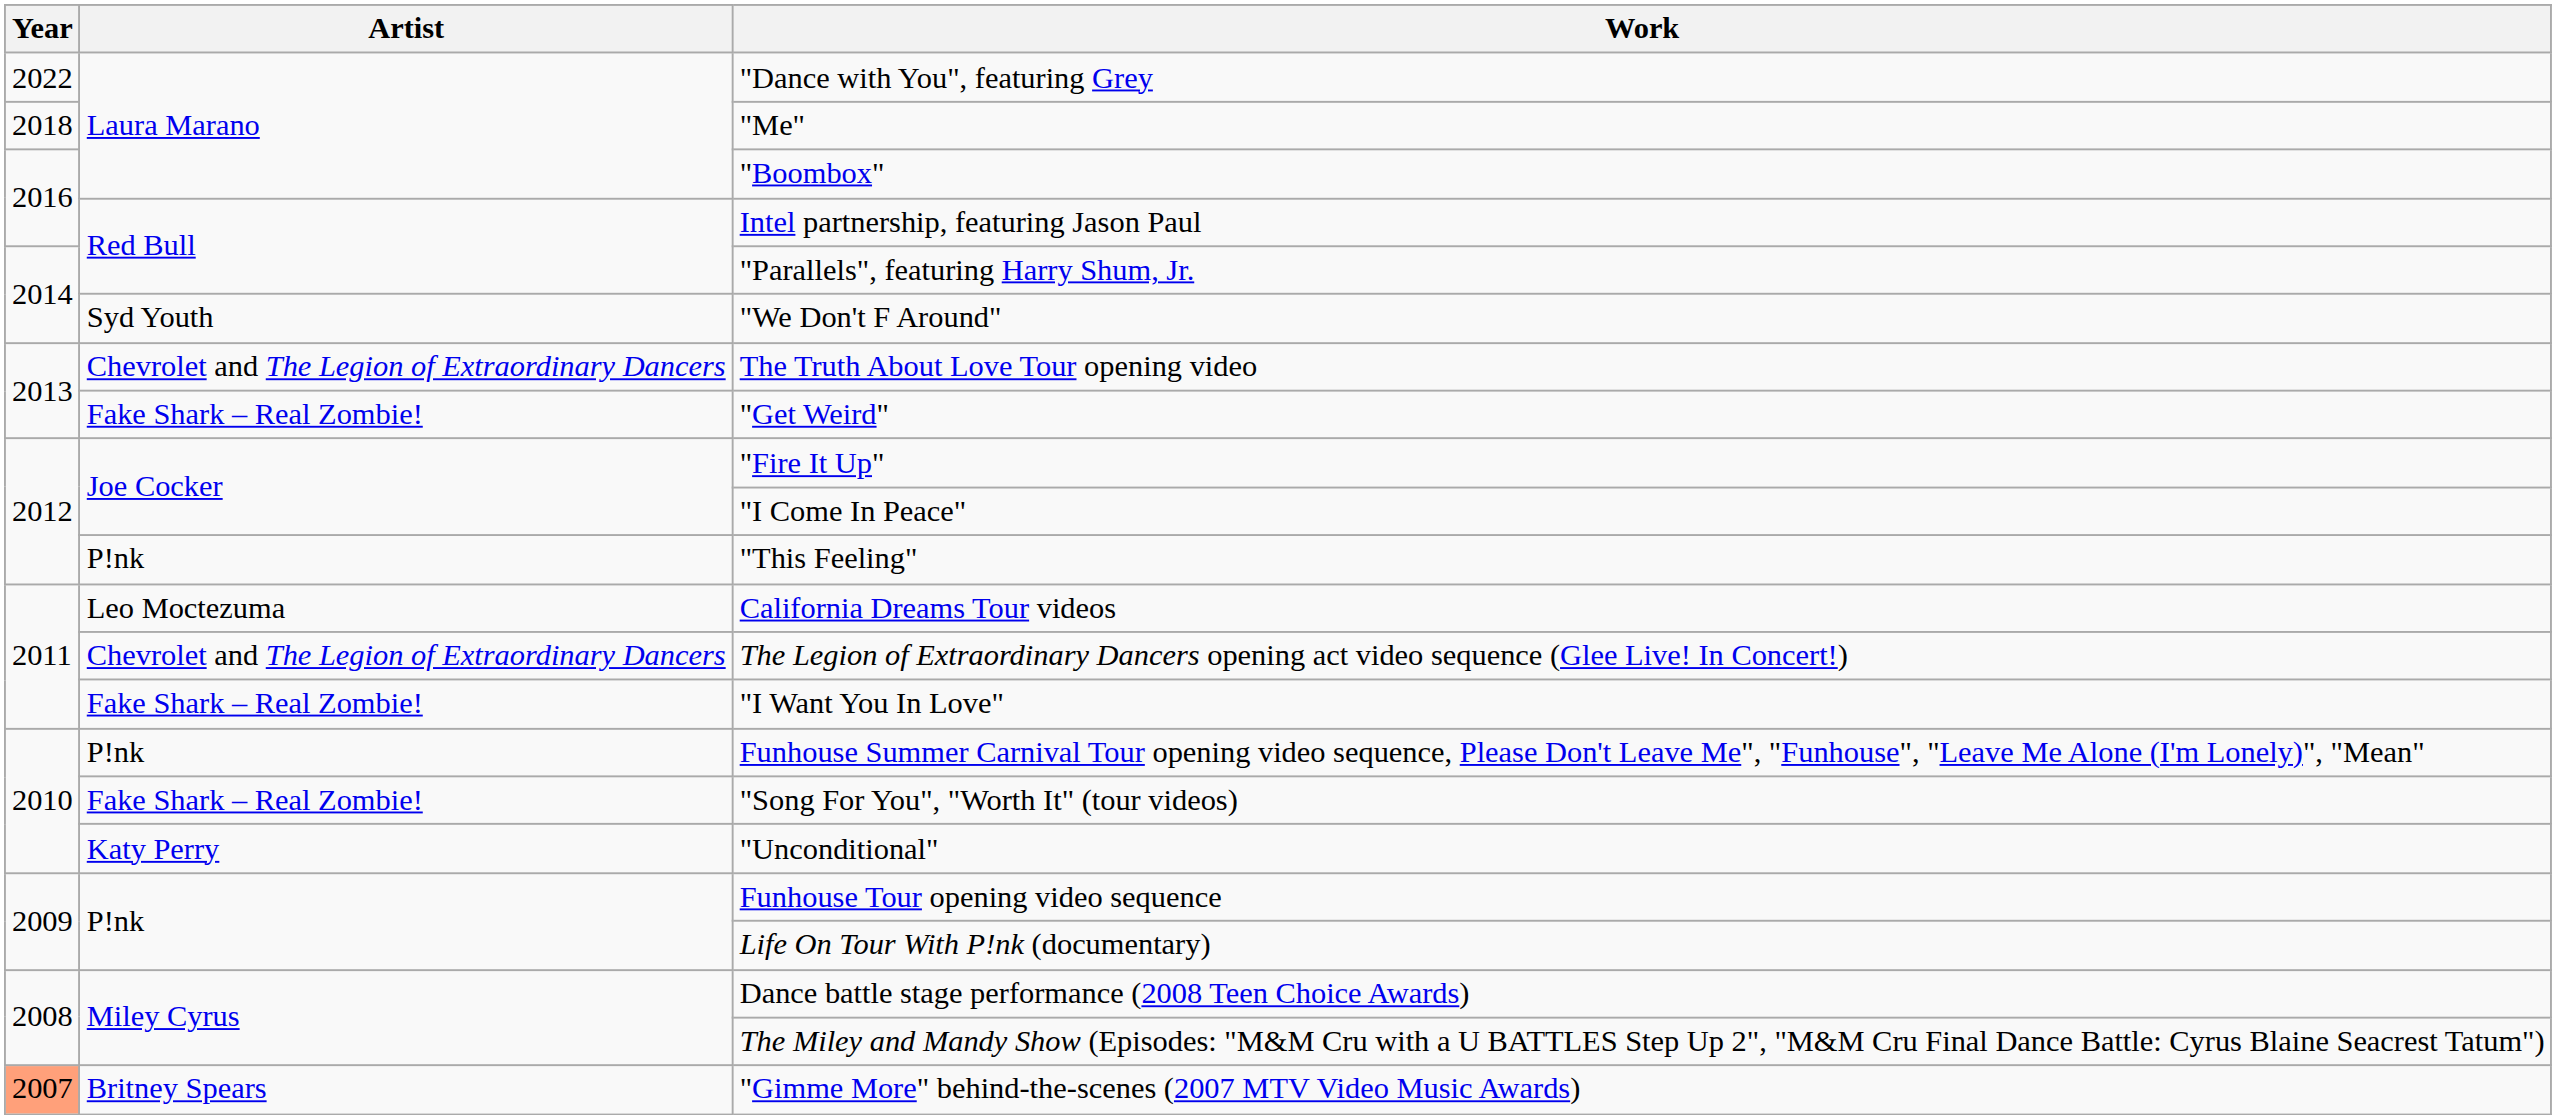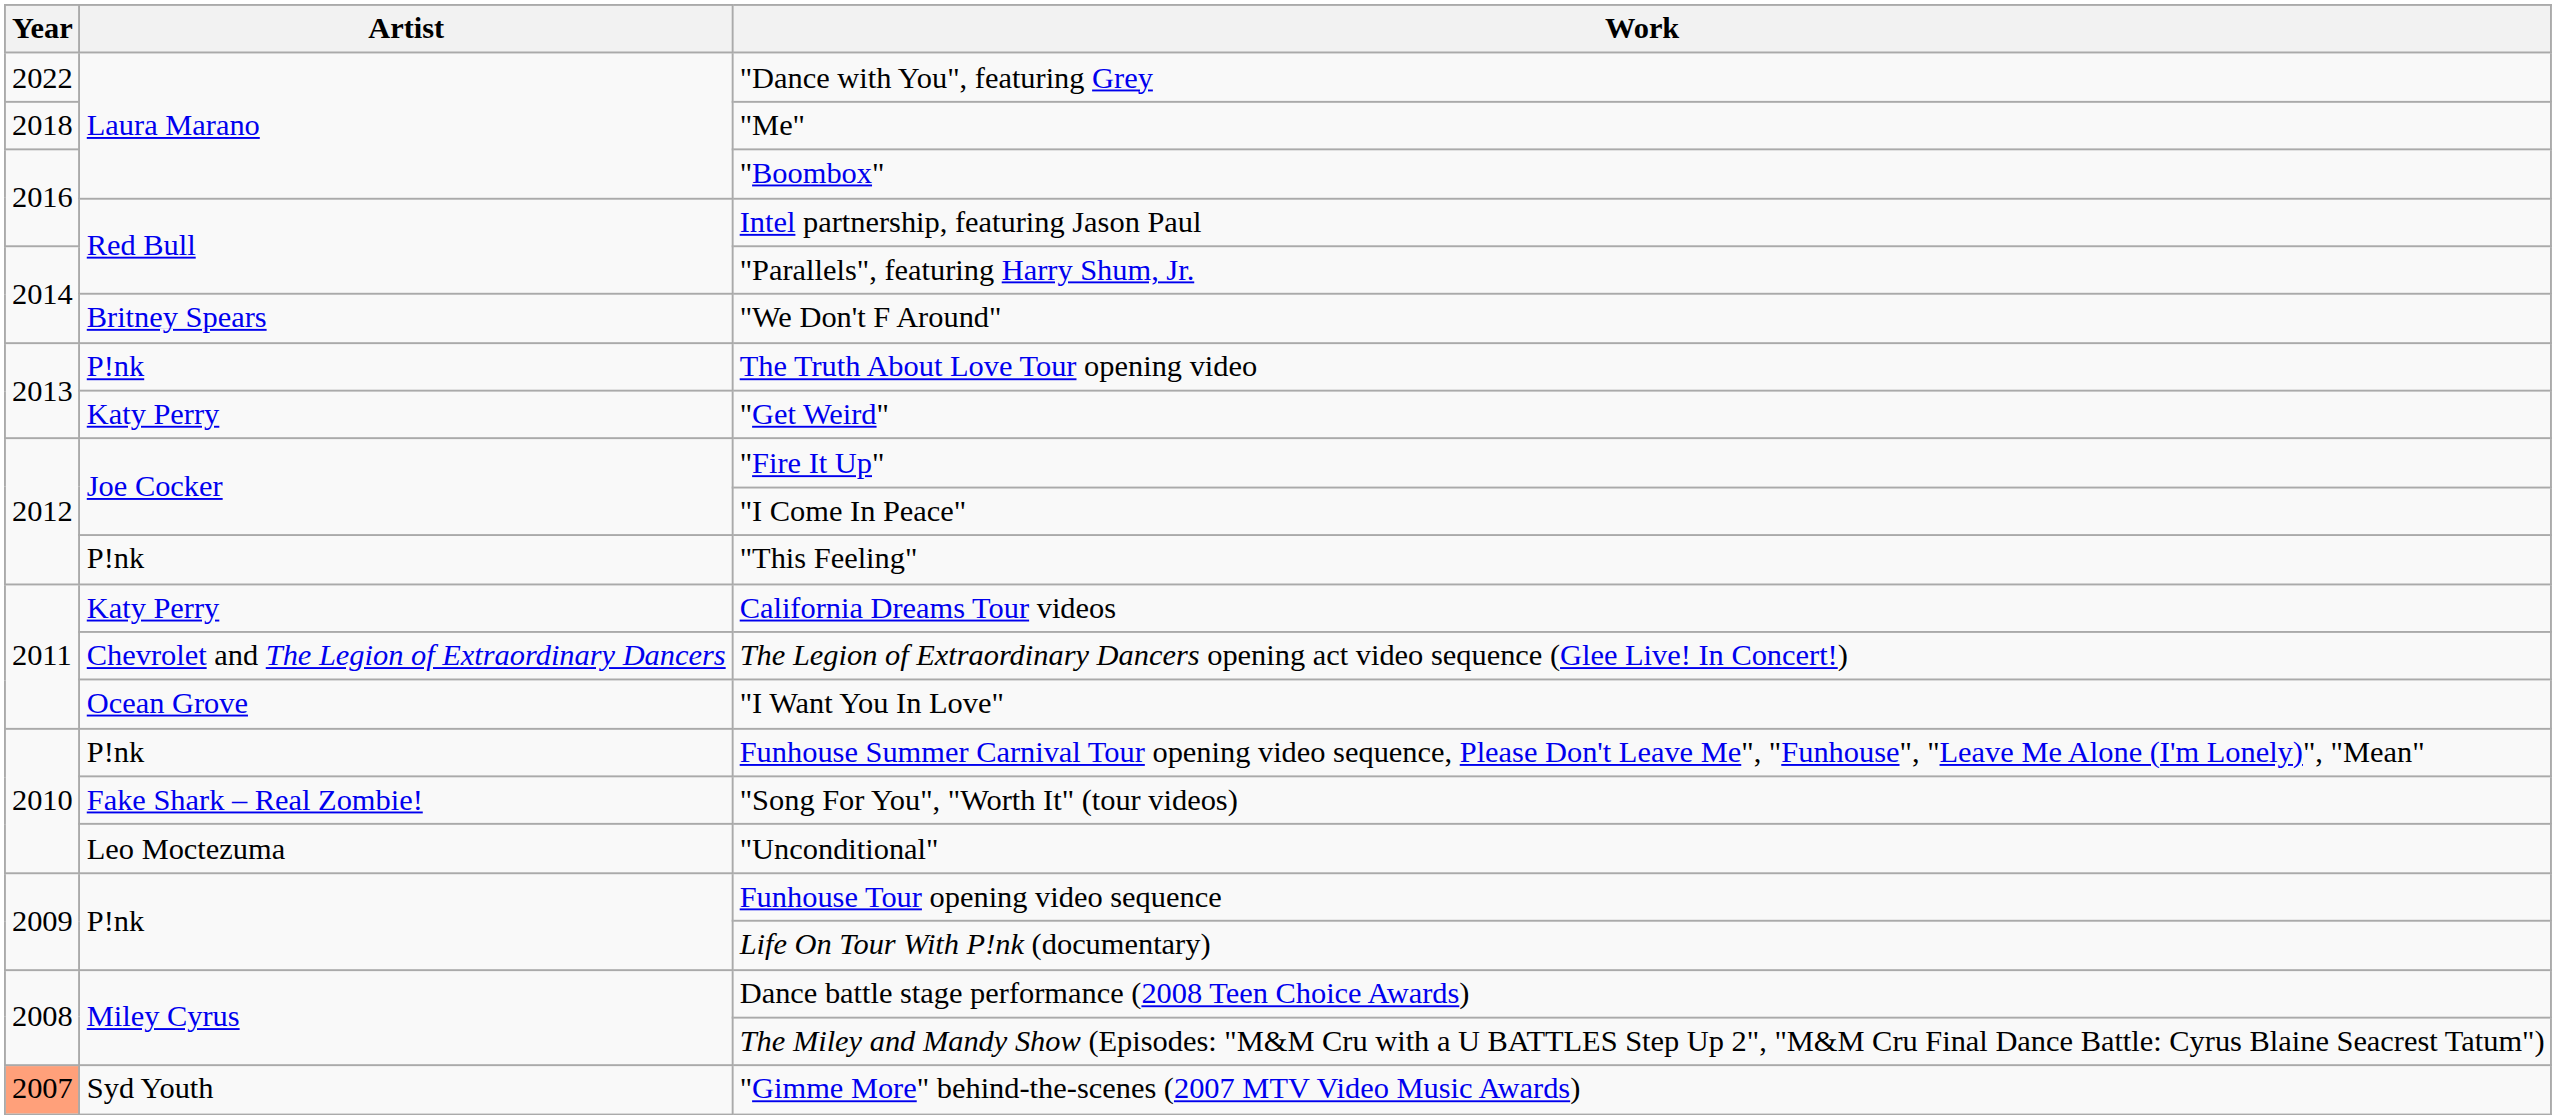(150, 317) Syd Youth -> (177, 317) Britney Spears
(406, 366) Chevrolet and The Legion of Extraordinary Dancers -> (115, 366) P!nk
(255, 414) Fake Shark – Real Zombie! -> (153, 414) Katy Perry
(186, 607) Leo Moctezuma -> (153, 607) Katy Perry
(255, 703) Fake Shark – Real Zombie! -> (167, 703) Ocean Grove
(153, 848) Katy Perry -> (186, 848) Leo Moctezuma
(177, 1089) Britney Spears -> (150, 1089) Syd Youth
